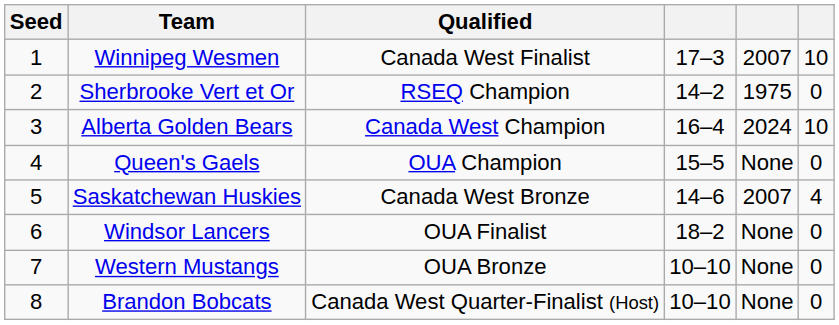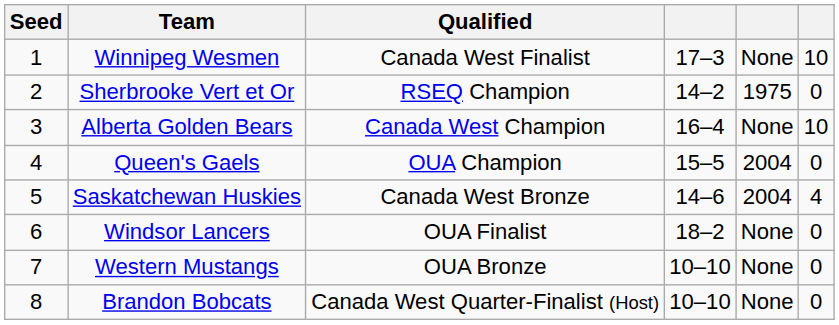(767, 57) 2007 -> (767, 57) None
(767, 127) 2024 -> (767, 127) None
(767, 162) None -> (767, 162) 2004
(767, 197) 2007 -> (767, 197) 2004
